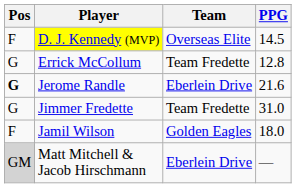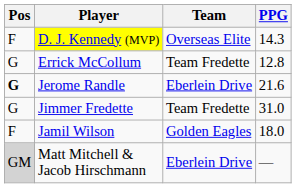(272, 39) 14.5 -> (272, 39) 14.3
